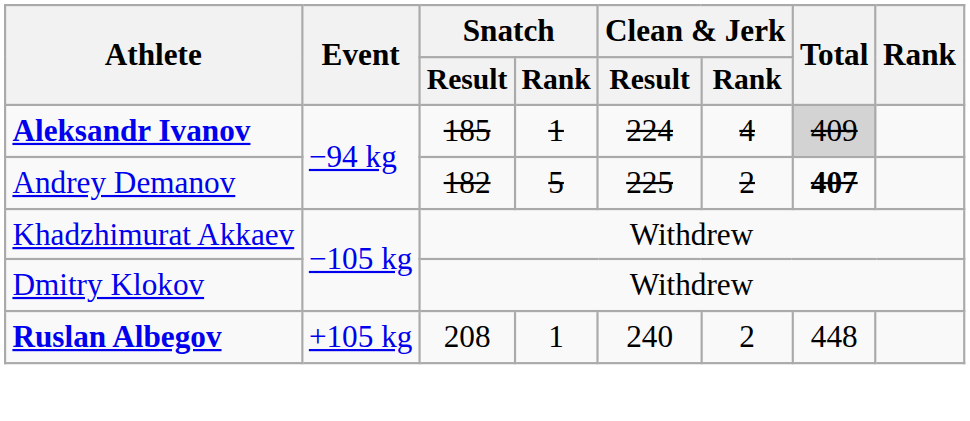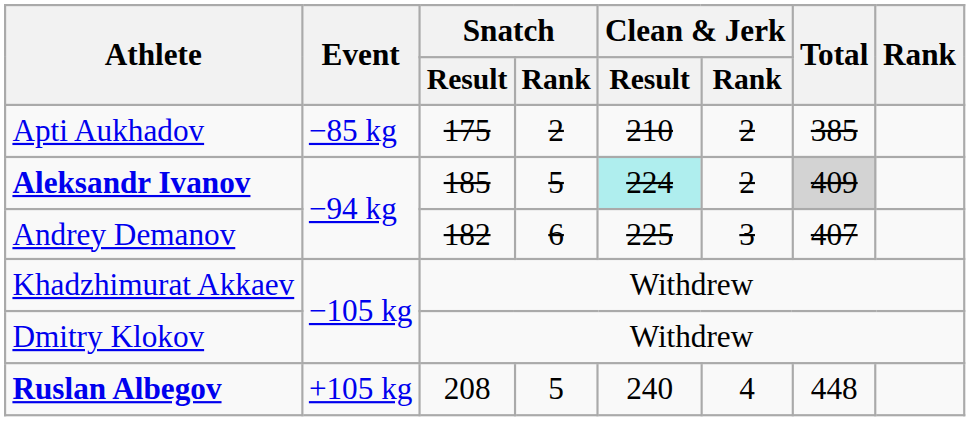+ row: (108, 130)
(556, 130) 1 -> (556, 182) 5
(650, 130) no background -> (650, 182) paleturquoise background
(747, 130) 4 -> (747, 182) 2
(556, 182) 5 -> (556, 234) 6
(747, 182) 2 -> (747, 234) 3
(834, 182) bold -> (834, 234) normal
(556, 337) 1 -> (556, 388) 5
(747, 337) 2 -> (747, 388) 4
